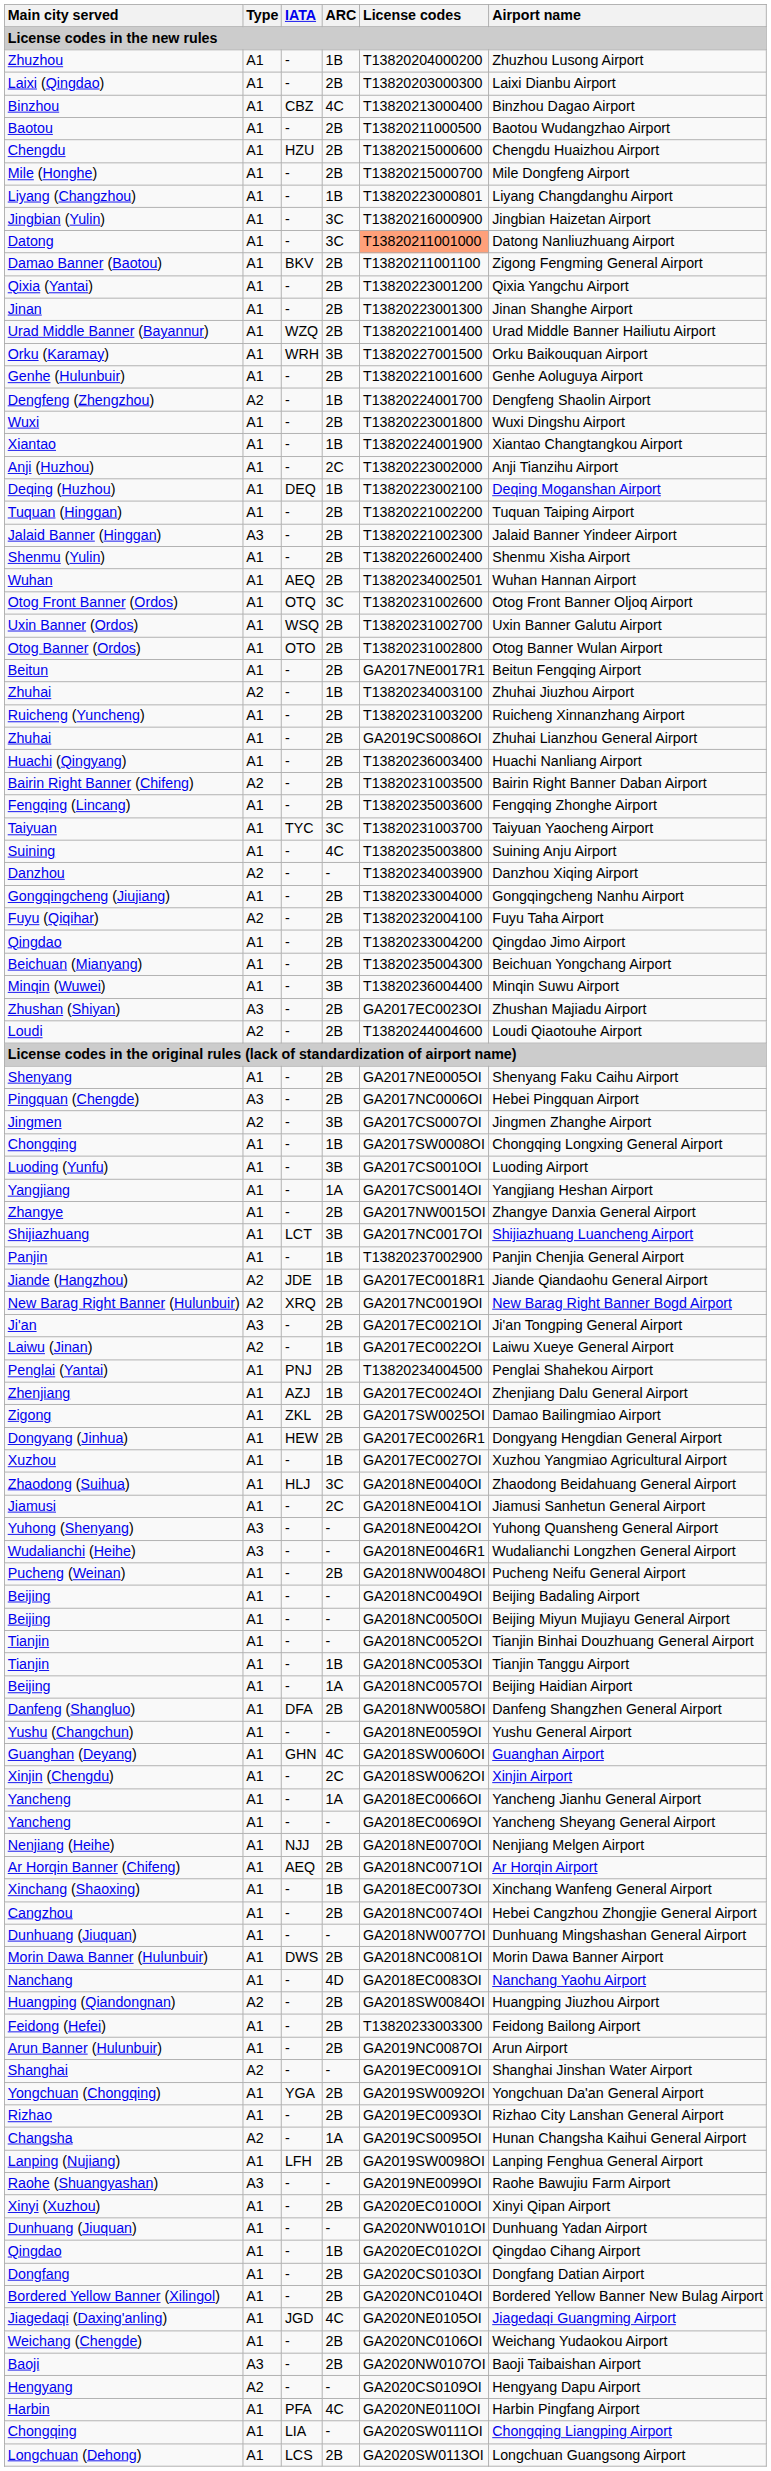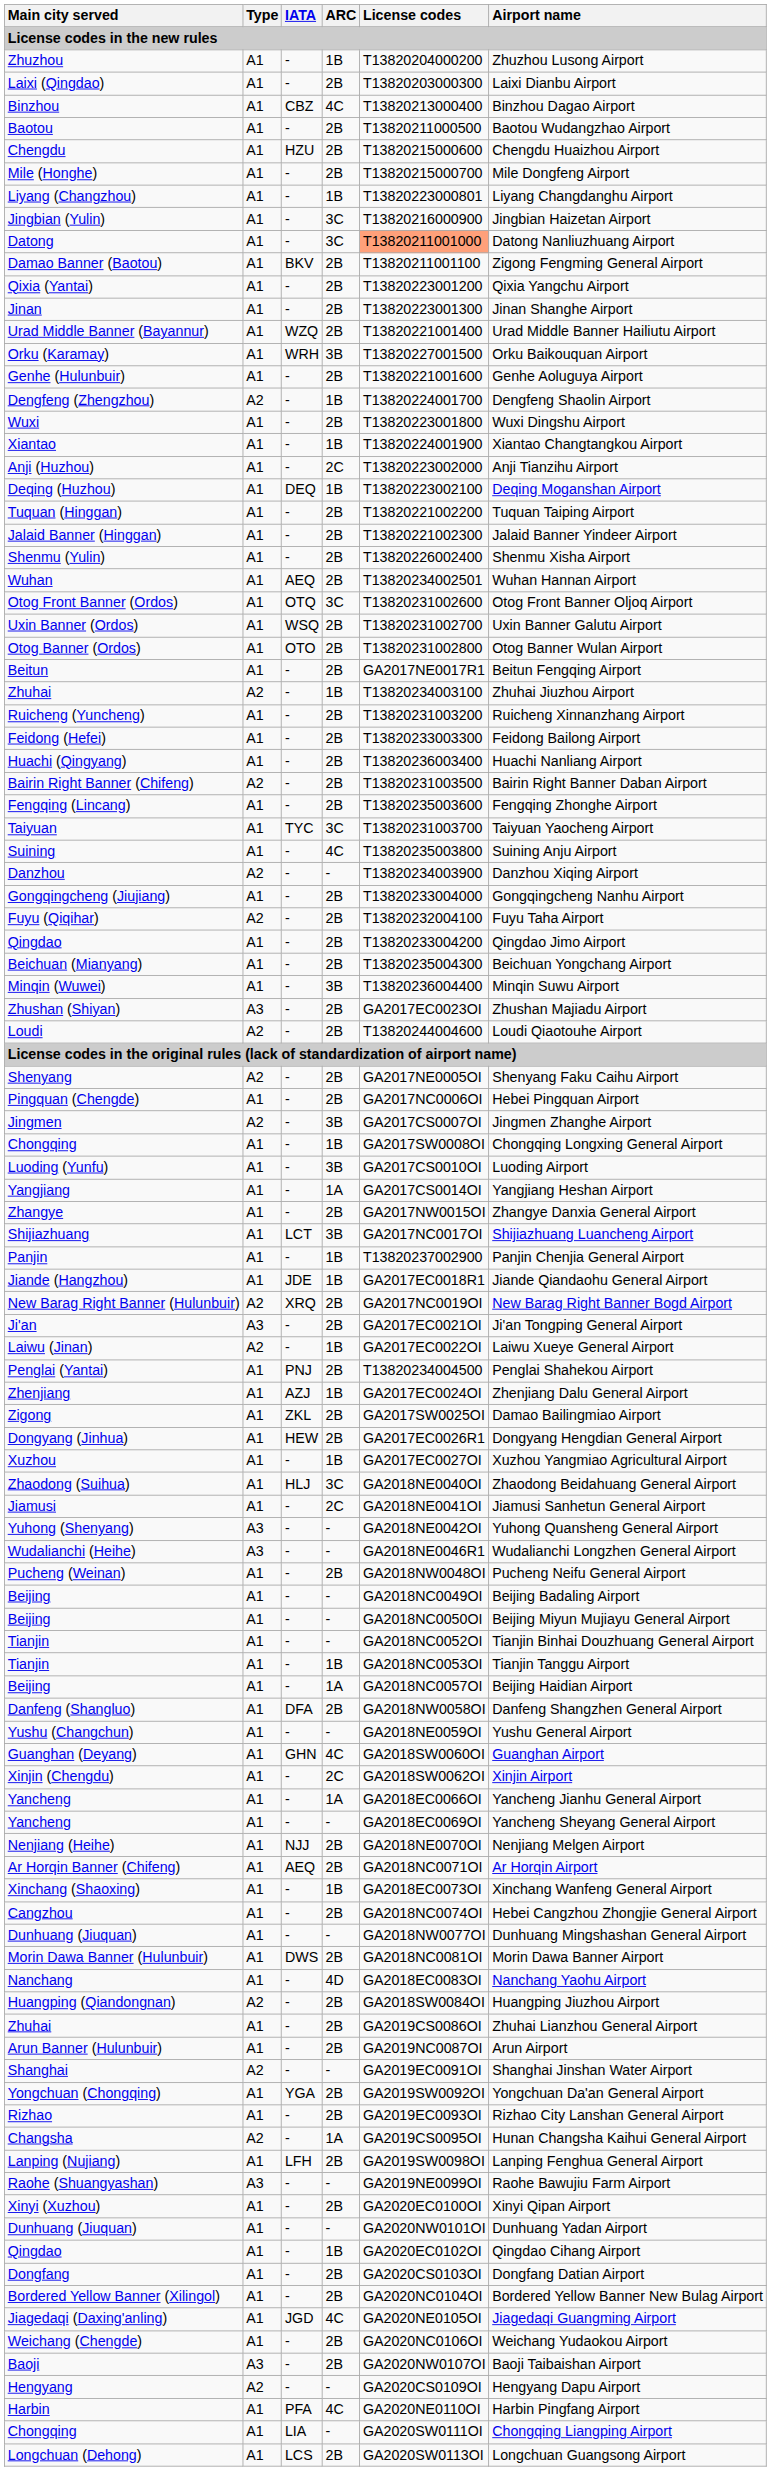(255, 535) A3 -> (255, 535) A1
rows swapped: (57, 2025) <-> (29, 738)
(255, 1077) A1 -> (255, 1077) A2
(255, 1099) A3 -> (255, 1099) A1
(255, 1280) A2 -> (255, 1280) A1
